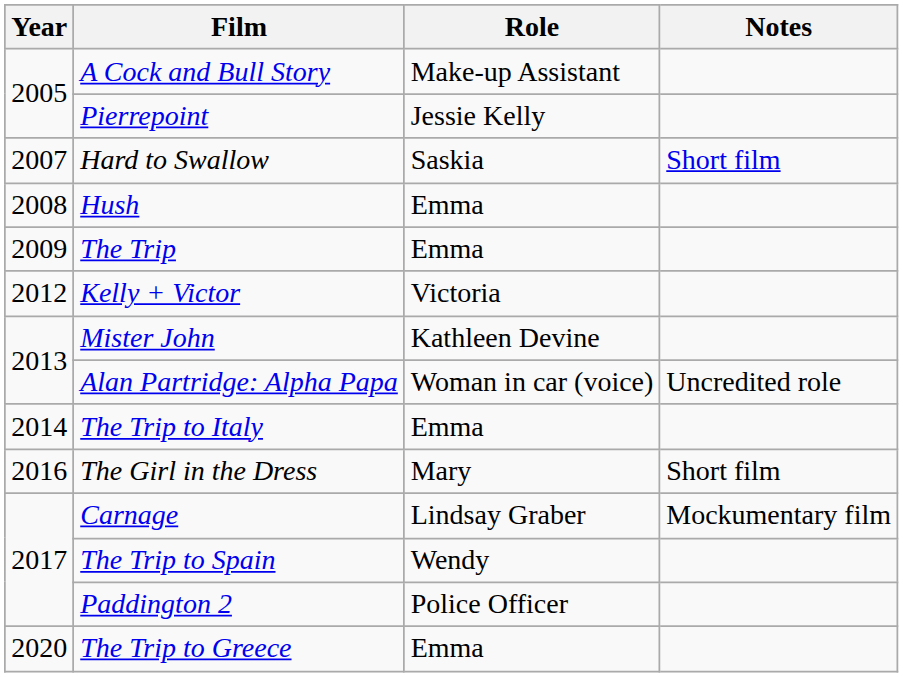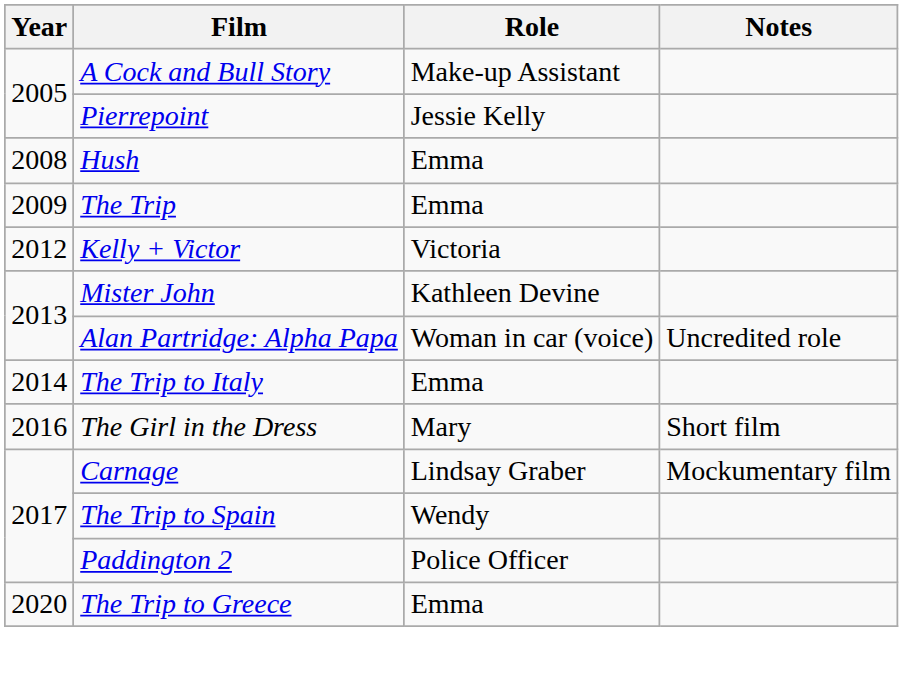- row: (175, 159)
